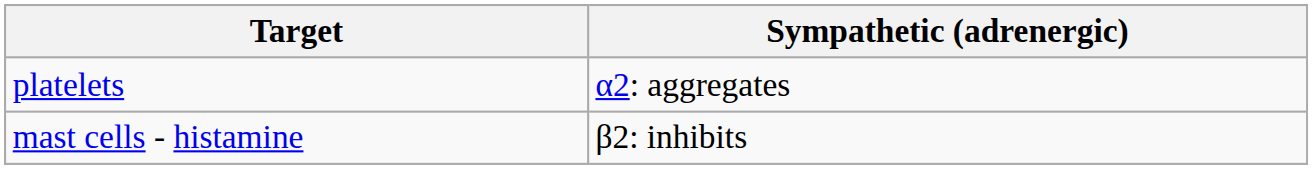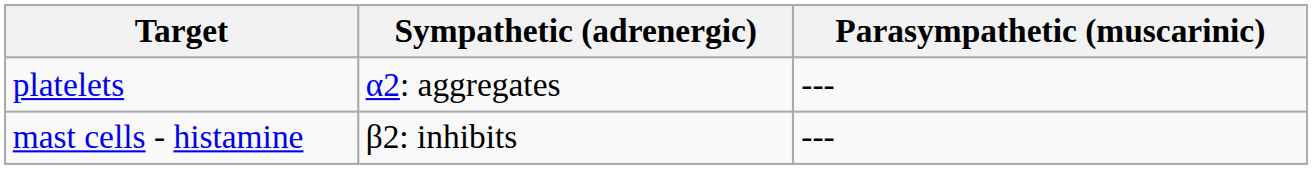+ column: (1050, 31)
